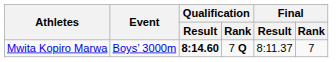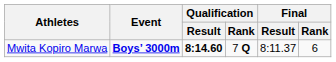(144, 49) normal -> (146, 49) bold
(311, 49) 7 -> (315, 49) 6
